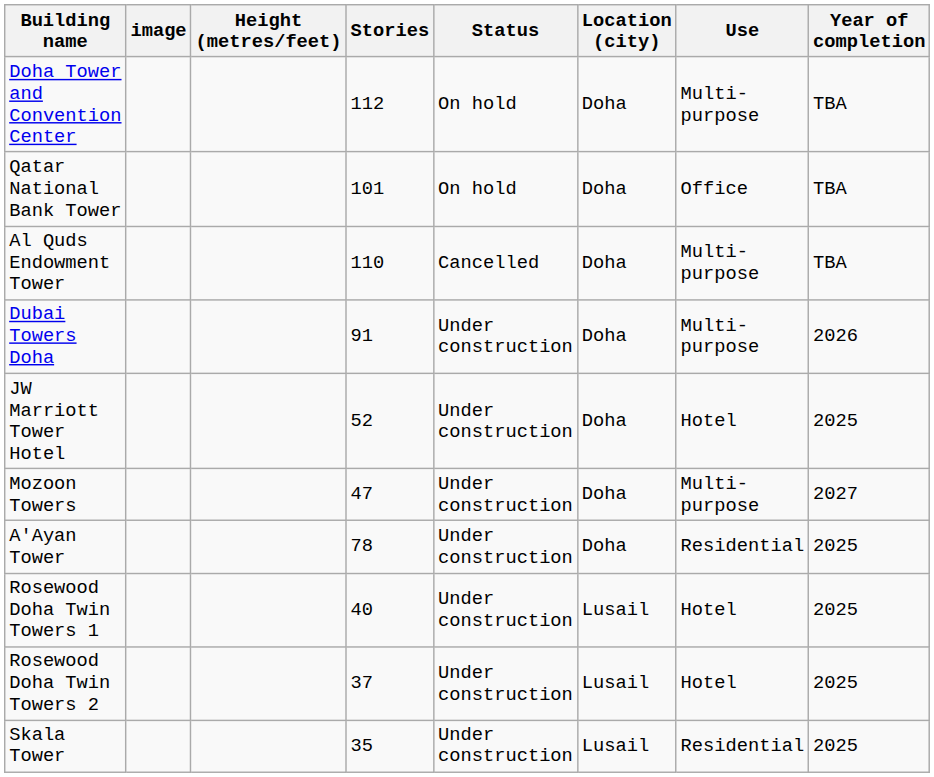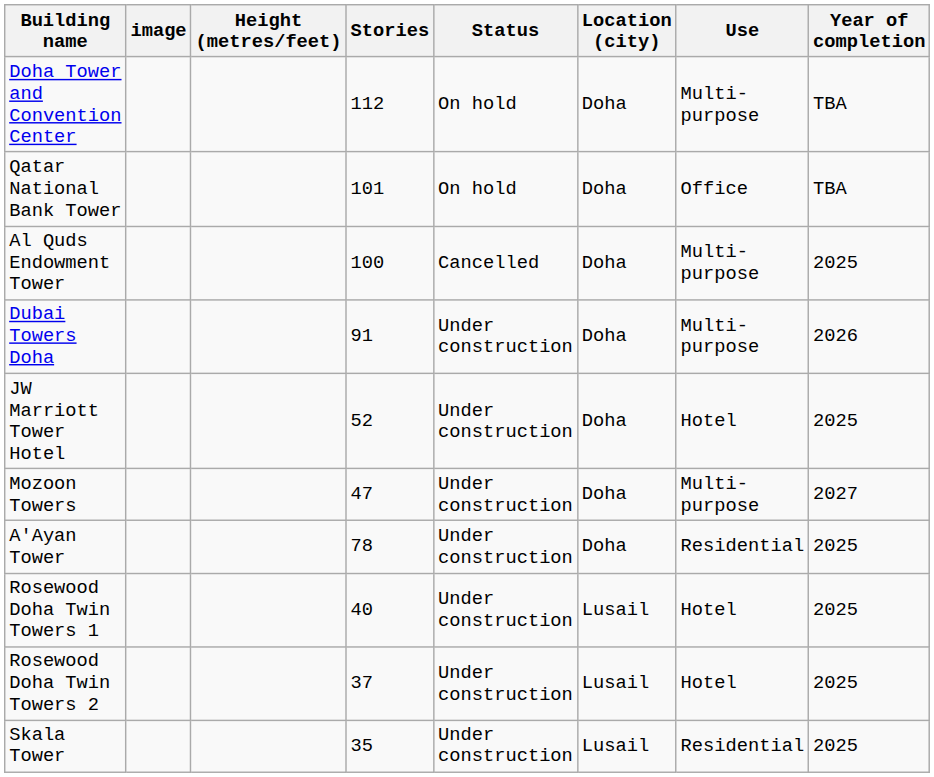(367, 263) 110 -> (367, 263) 100
(830, 263) TBA -> (836, 263) 2025
